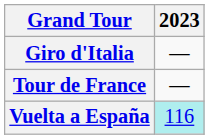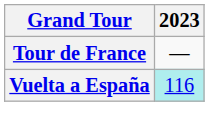- row: (80, 52)
